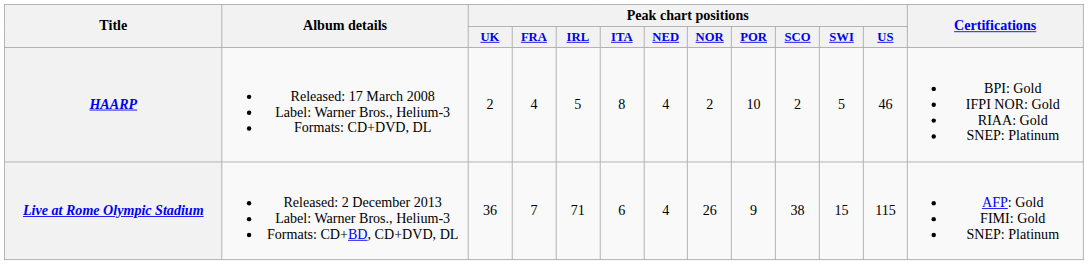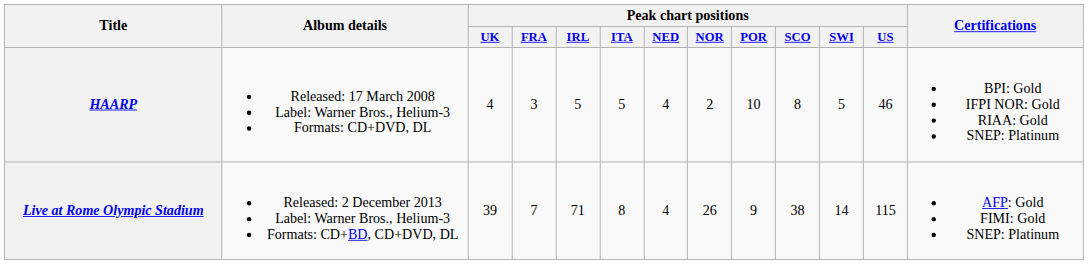(490, 104) 2 -> (490, 104) 4
(534, 104) 4 -> (534, 104) 3
(622, 104) 8 -> (622, 104) 5
(798, 104) 2 -> (798, 104) 8
(490, 210) 36 -> (490, 210) 39
(622, 210) 6 -> (622, 210) 8
(842, 210) 15 -> (842, 210) 14
